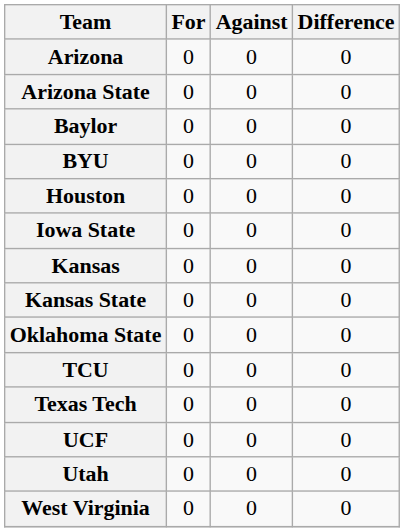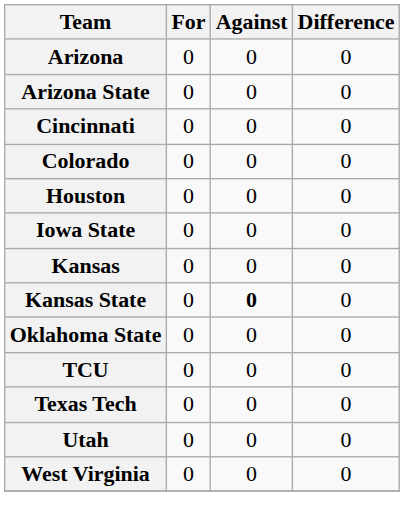- row: (86, 126)
- row: (86, 160)
+ row: (86, 126)
+ row: (86, 160)
(252, 299) normal -> (252, 299) bold
- row: (86, 439)
